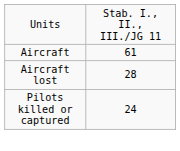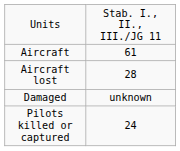+ row: (45, 97)
